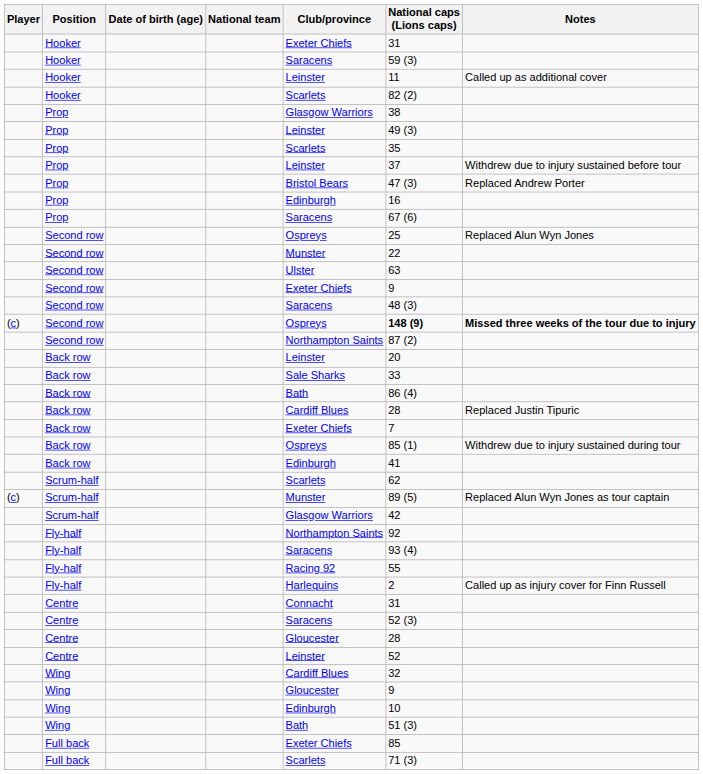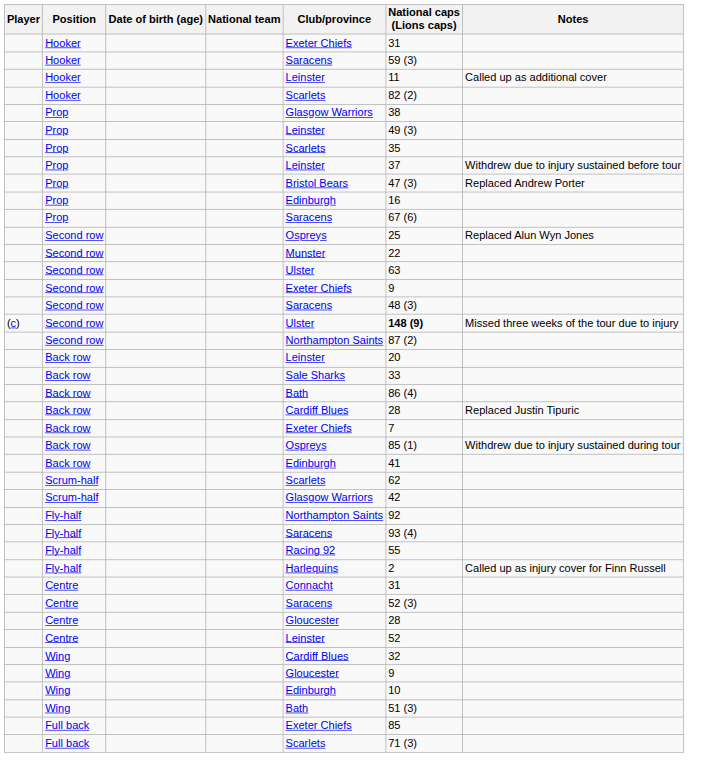(306, 323) Ospreys -> (300, 323) Ulster
(580, 323) bold -> (572, 323) normal
- row: (13, 498)
